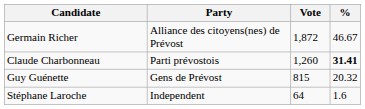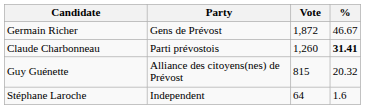(215, 36) Alliance des citoyens(nes) de Prévost -> (186, 30) Gens de Prévost
(186, 78) Gens de Prévost -> (215, 71) Alliance des citoyens(nes) de Prévost
